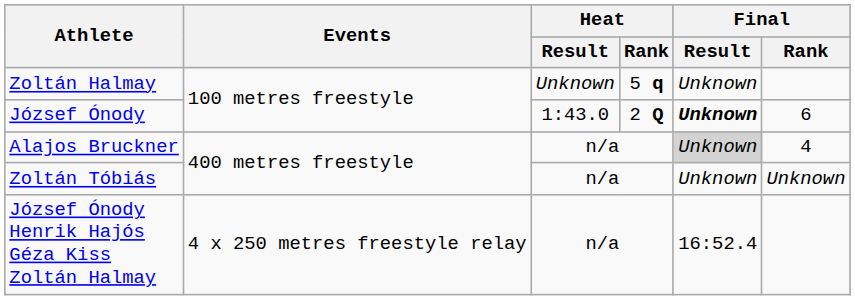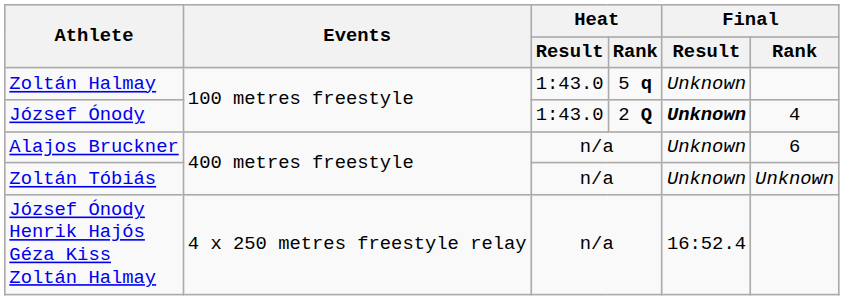(575, 84) Unknown -> (570, 84) 1:43.0
(806, 115) 6 -> (795, 115) 4
(718, 147) lightgrey background -> (706, 147) no background
(806, 147) 4 -> (795, 147) 6
